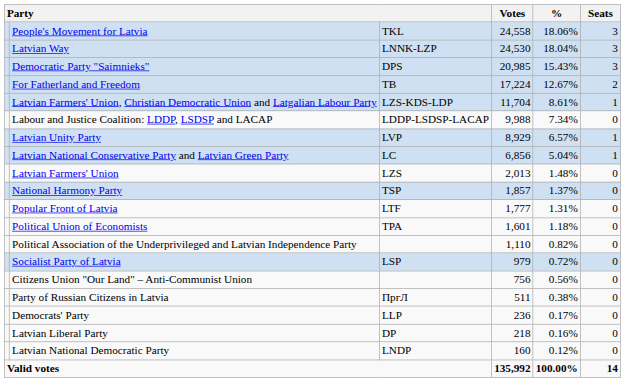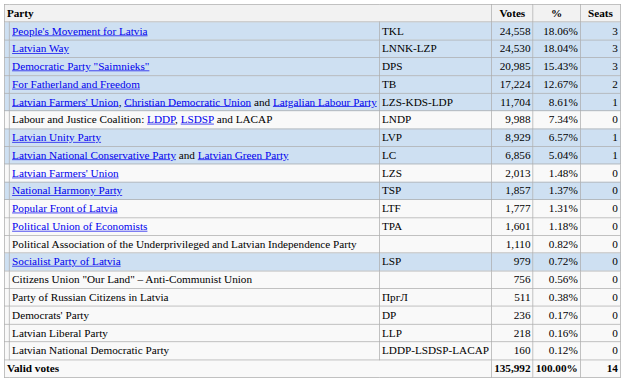(435, 119) LDDP-LSDSP-LACAP -> (397, 119) LNDP
(392, 315) LLP -> (389, 315) DP
(389, 333) DP -> (392, 333) LLP
(397, 350) LNDP -> (435, 350) LDDP-LSDSP-LACAP
